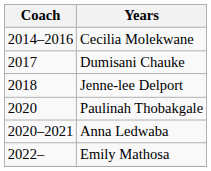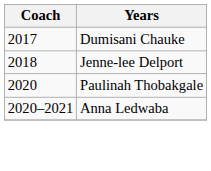- row: (137, 39)
- row: (125, 154)
